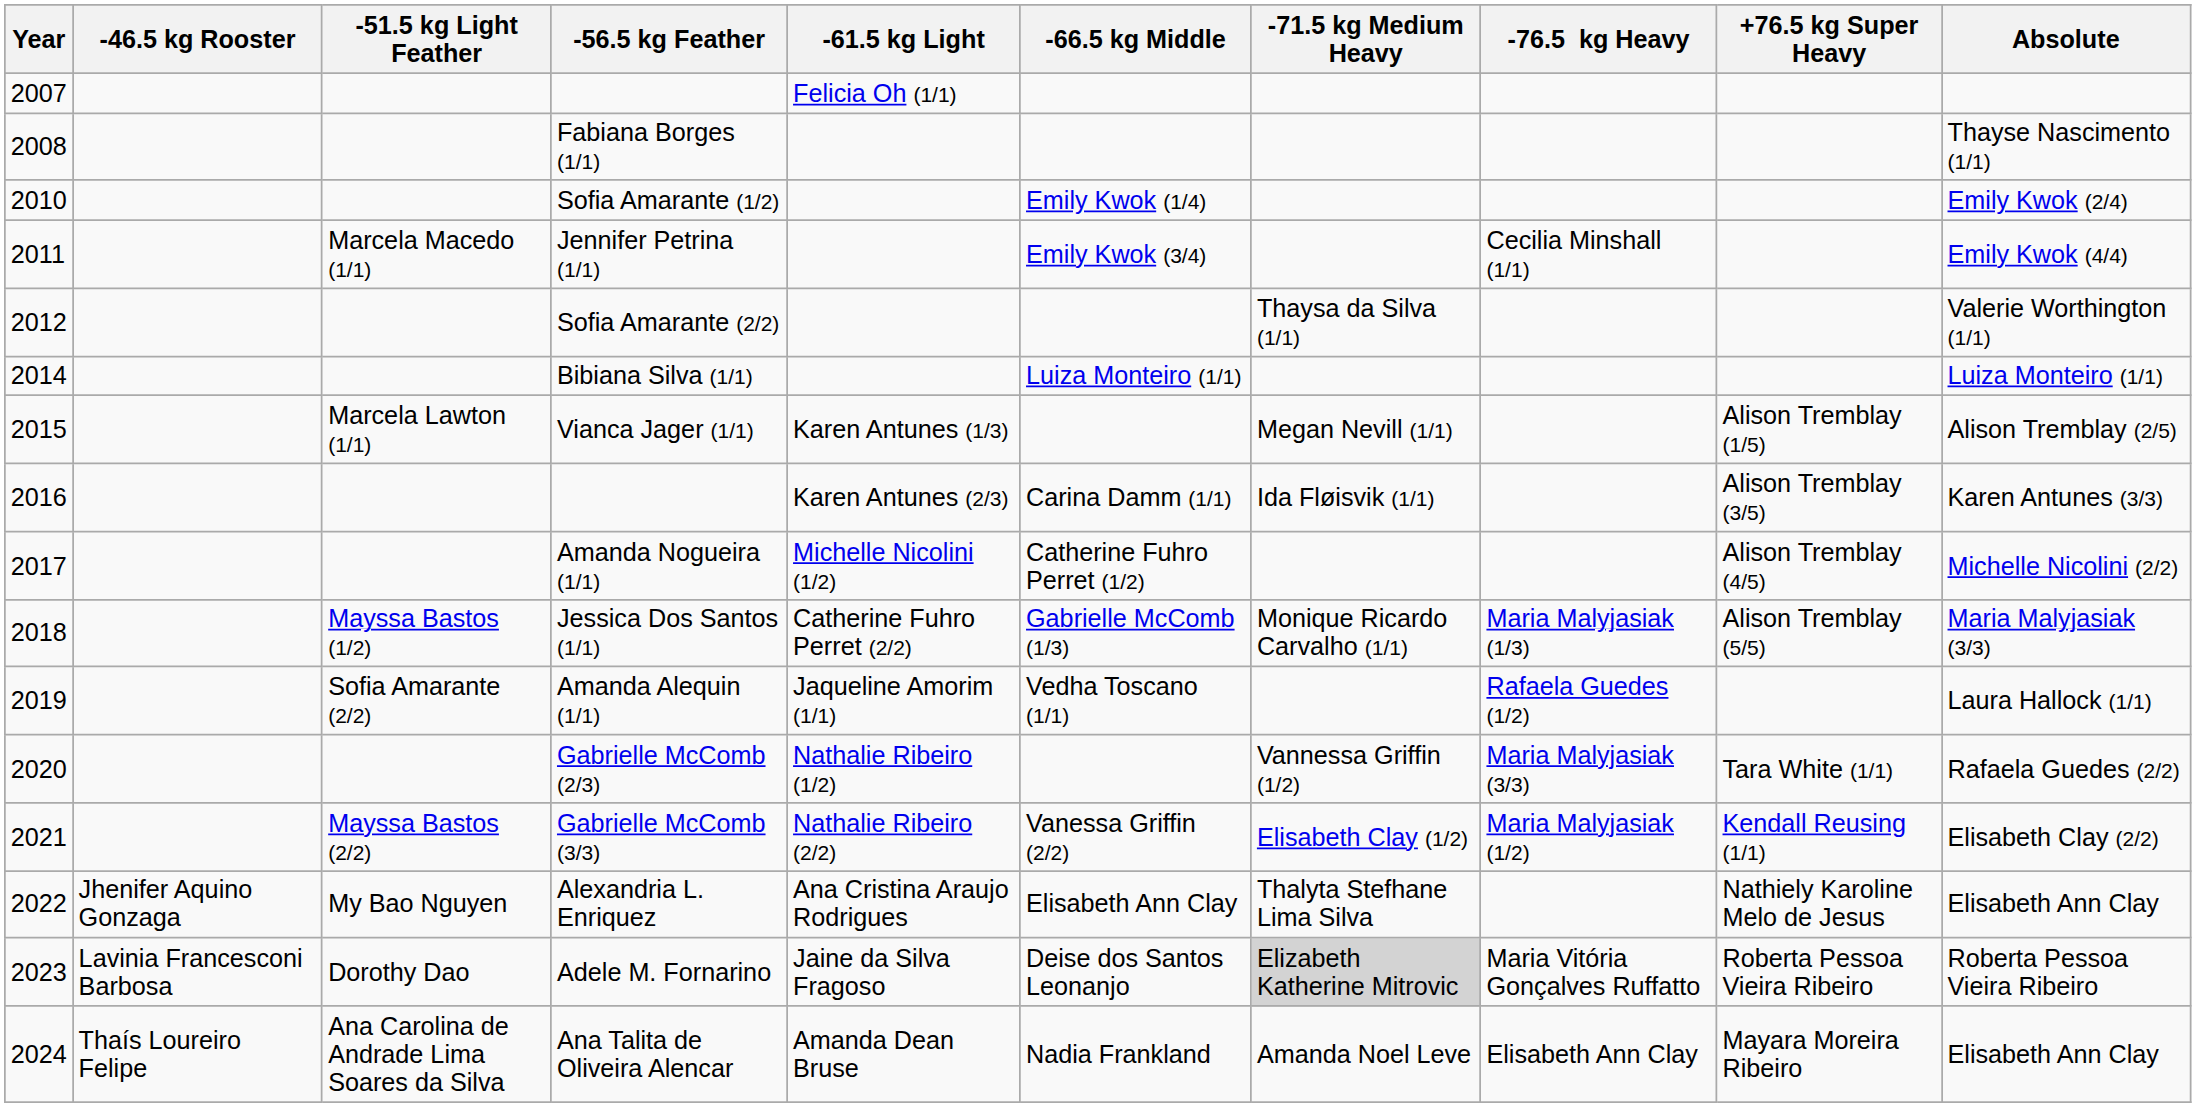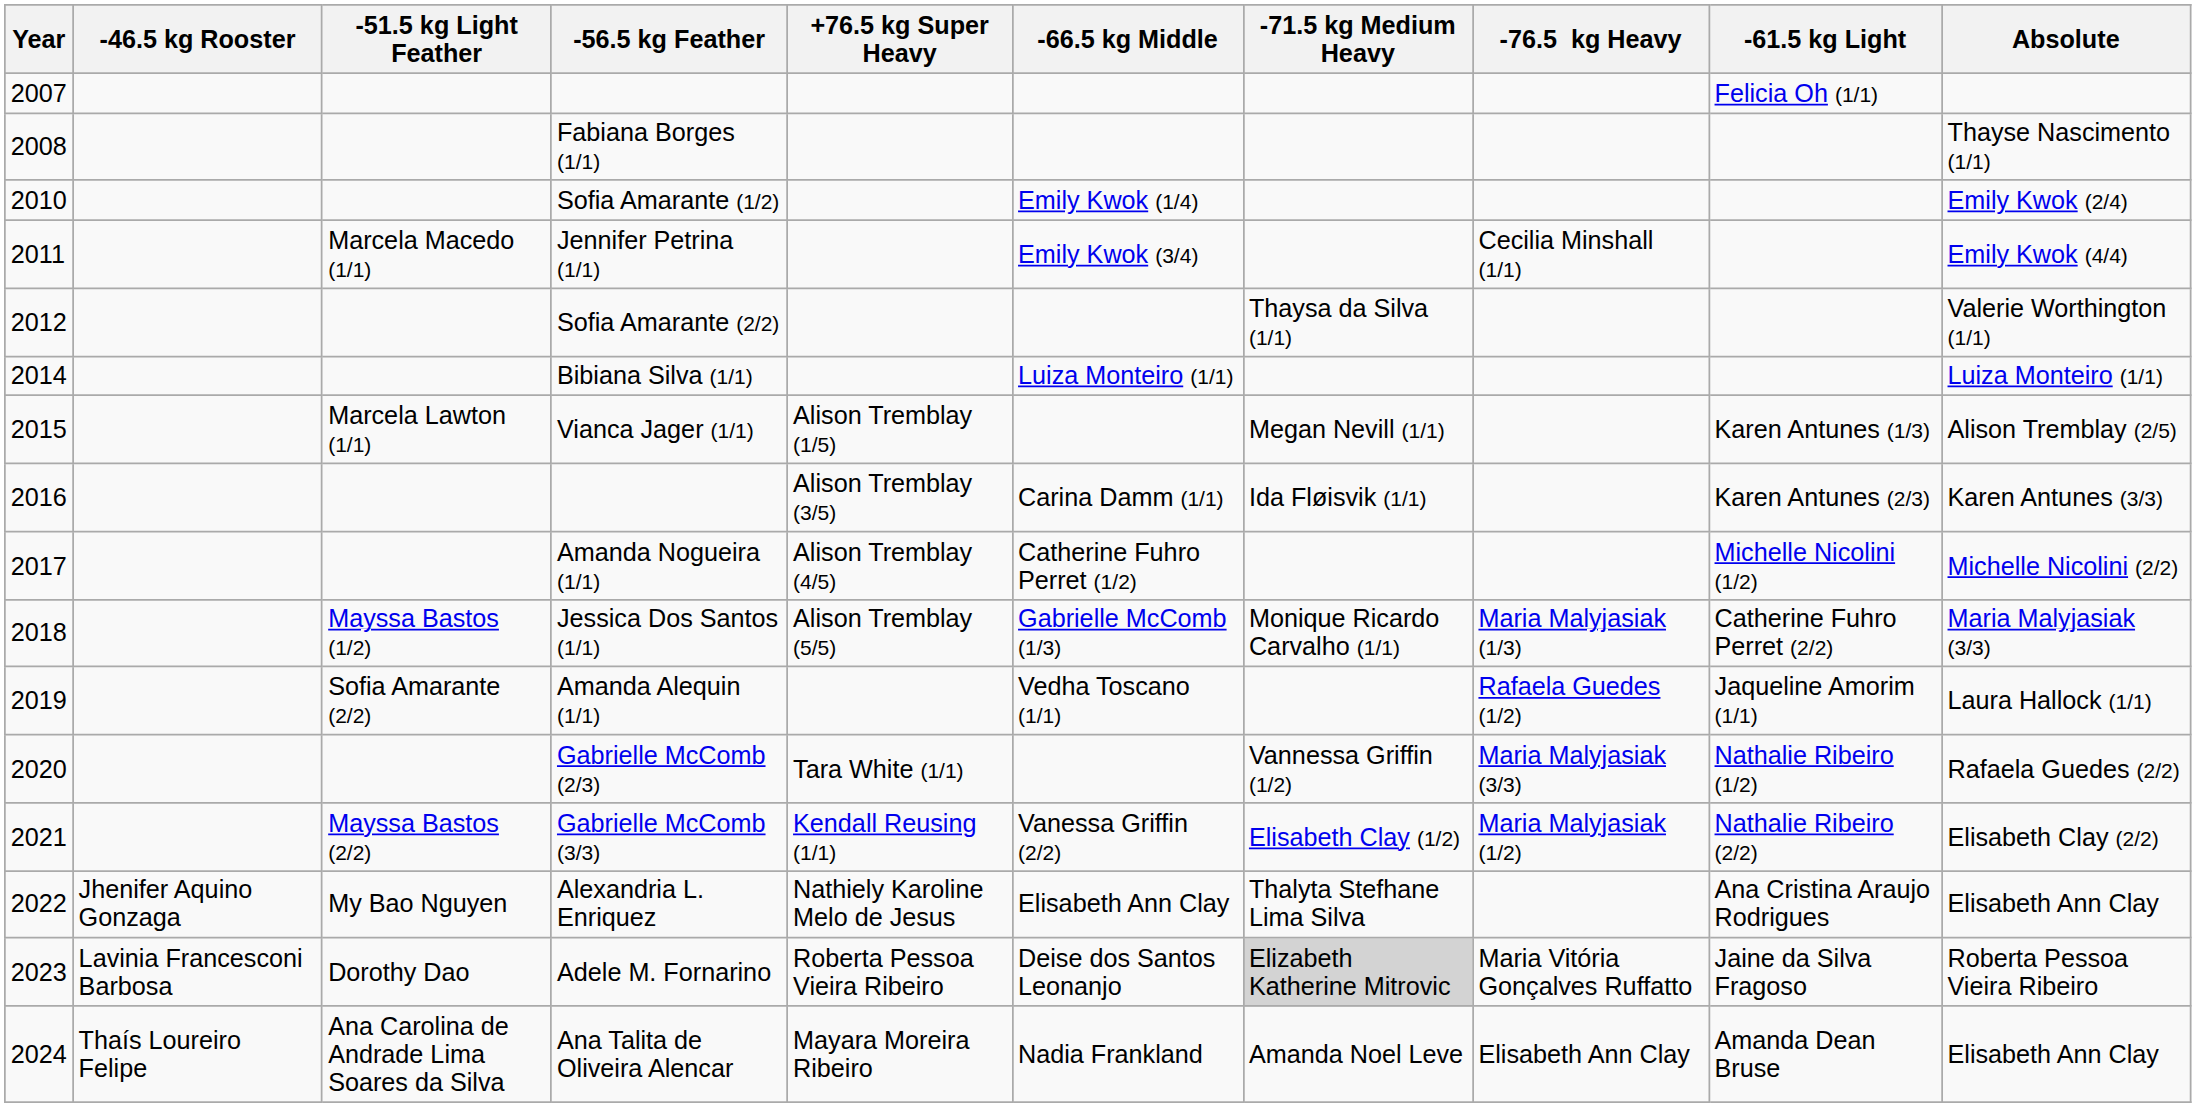columns swapped: (904, 39) <-> (1829, 39)
